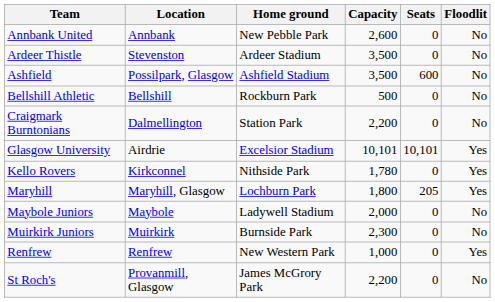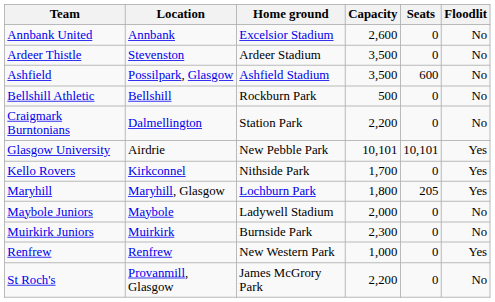(284, 34) New Pebble Park -> (286, 34) Excelsior Stadium
(286, 150) Excelsior Stadium -> (284, 150) New Pebble Park
(383, 171) 1,780 -> (383, 171) 1,700
